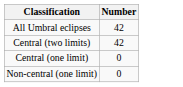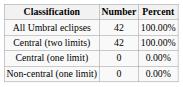+ column: (158, 12)
